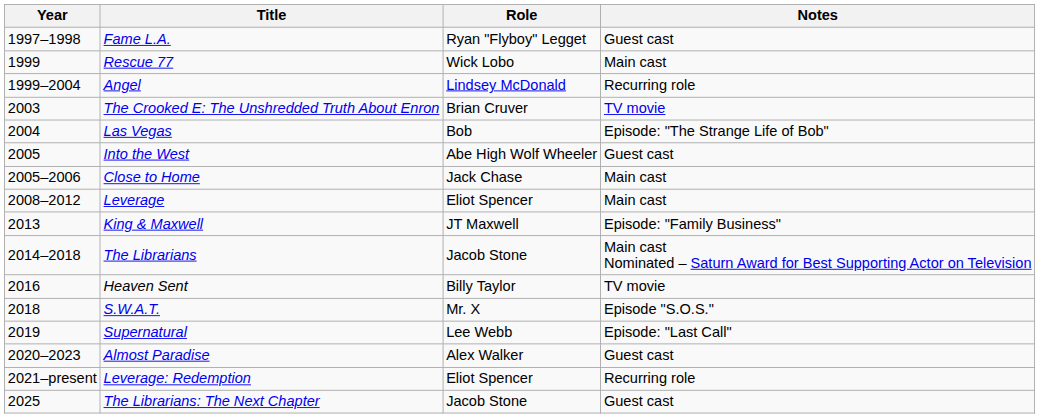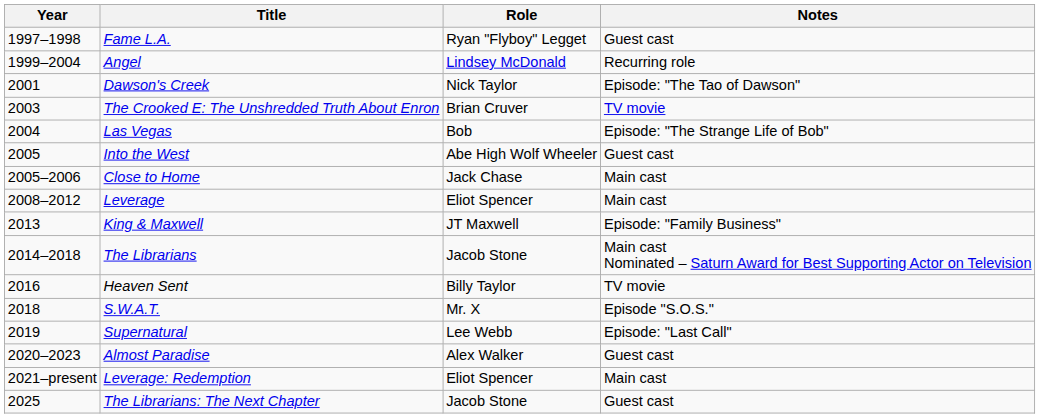- row: (138, 62)
+ row: (156, 85)
(650, 378) Recurring role -> (635, 378) Main cast
